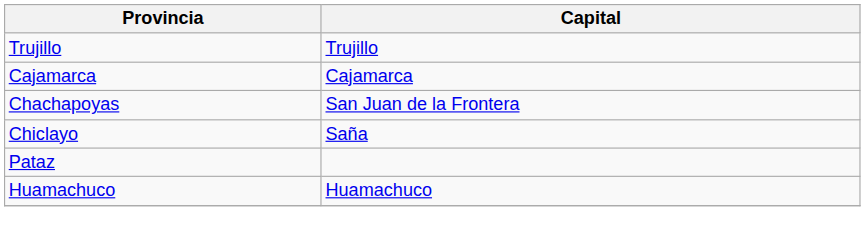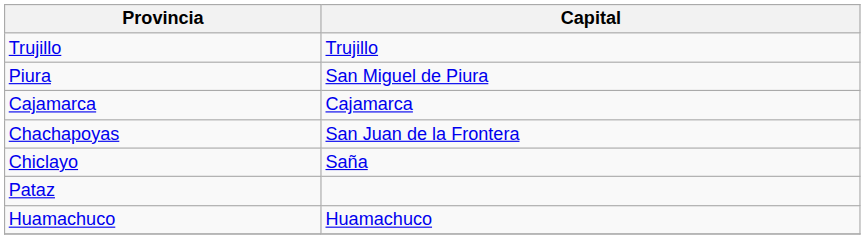+ row: (30, 76)
